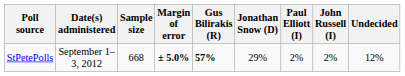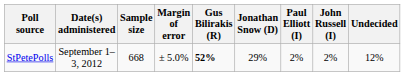(174, 57) bold -> (174, 57) normal
(205, 57) 57% -> (205, 57) 52%
